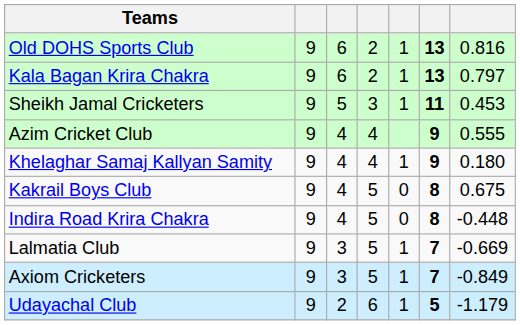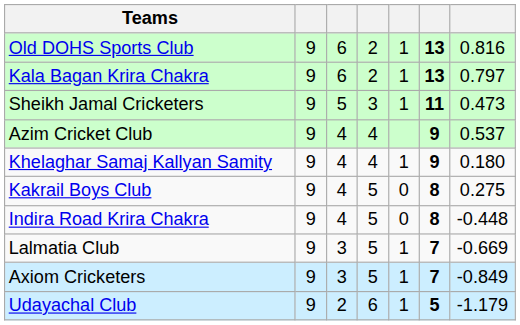(482, 104) 0.453 -> (482, 104) 0.473
(482, 133) 0.555 -> (482, 133) 0.537
(482, 190) 0.675 -> (482, 190) 0.275
